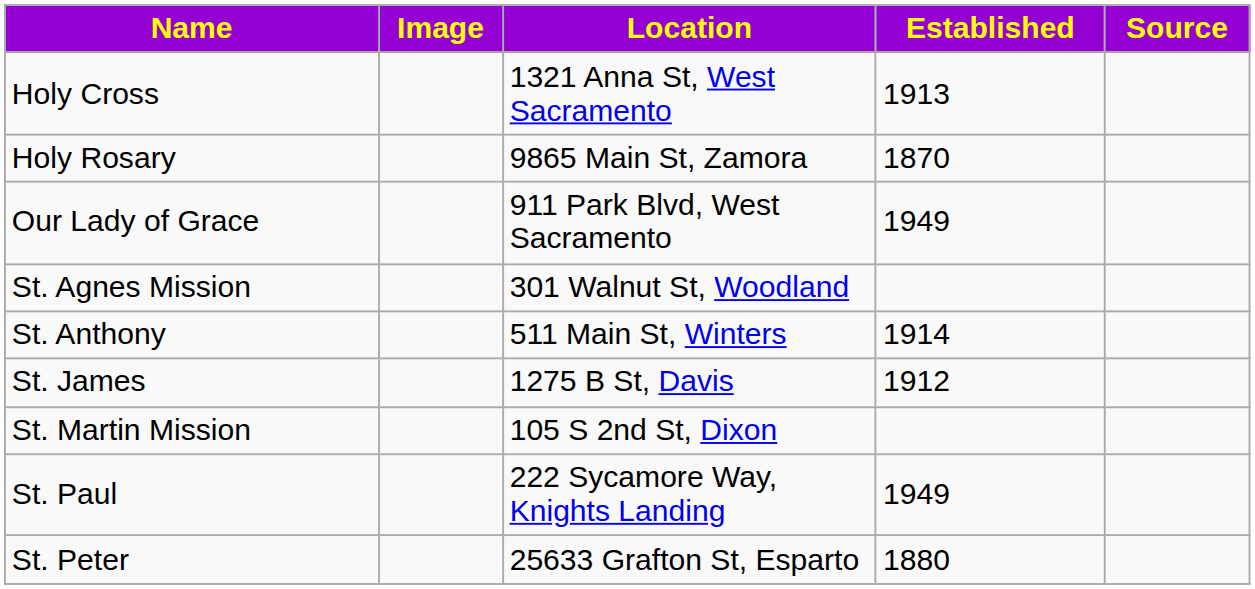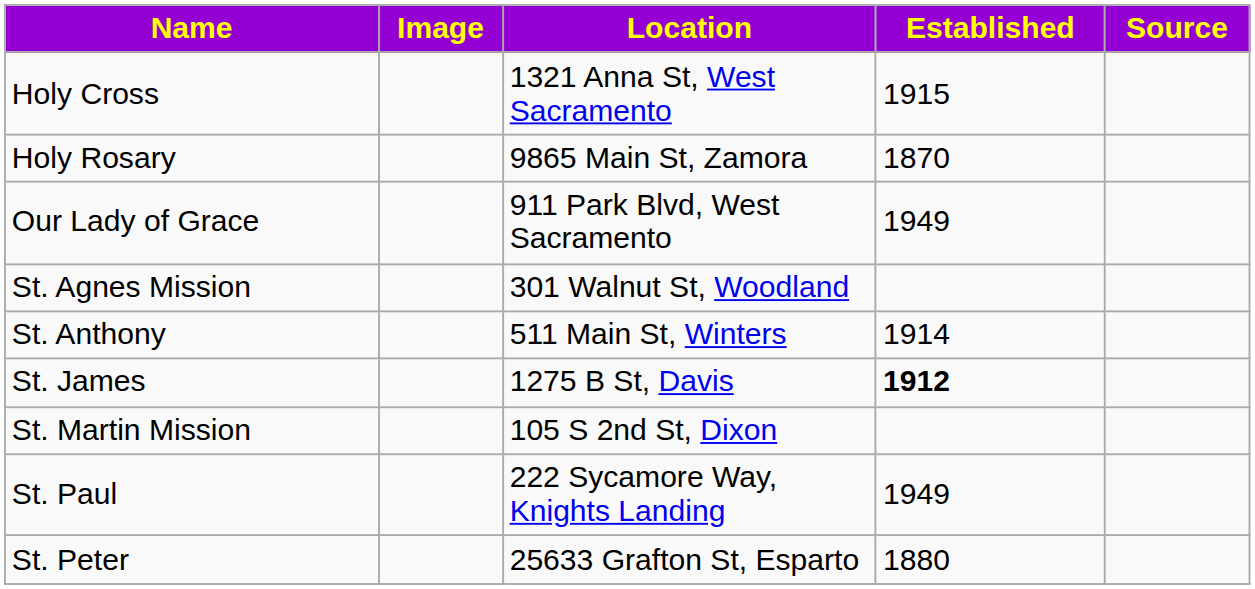(916, 92) 1913 -> (916, 92) 1915
(916, 382) normal -> (916, 382) bold
